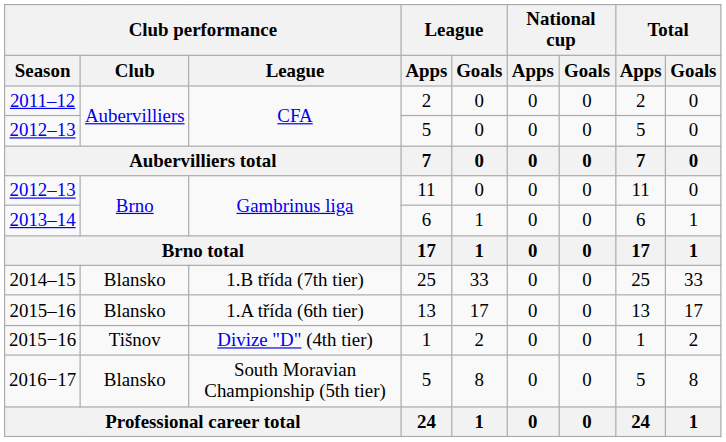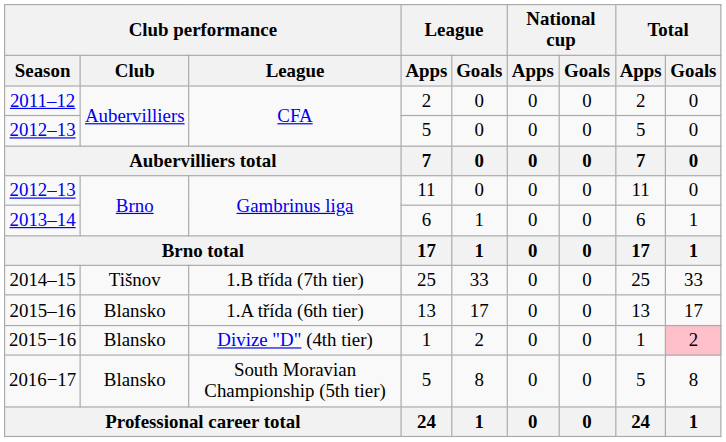(135, 280) Blansko -> (135, 280) Tišnov
(135, 340) Tišnov -> (135, 340) Blansko
(693, 340) no background -> (693, 340) pink background
